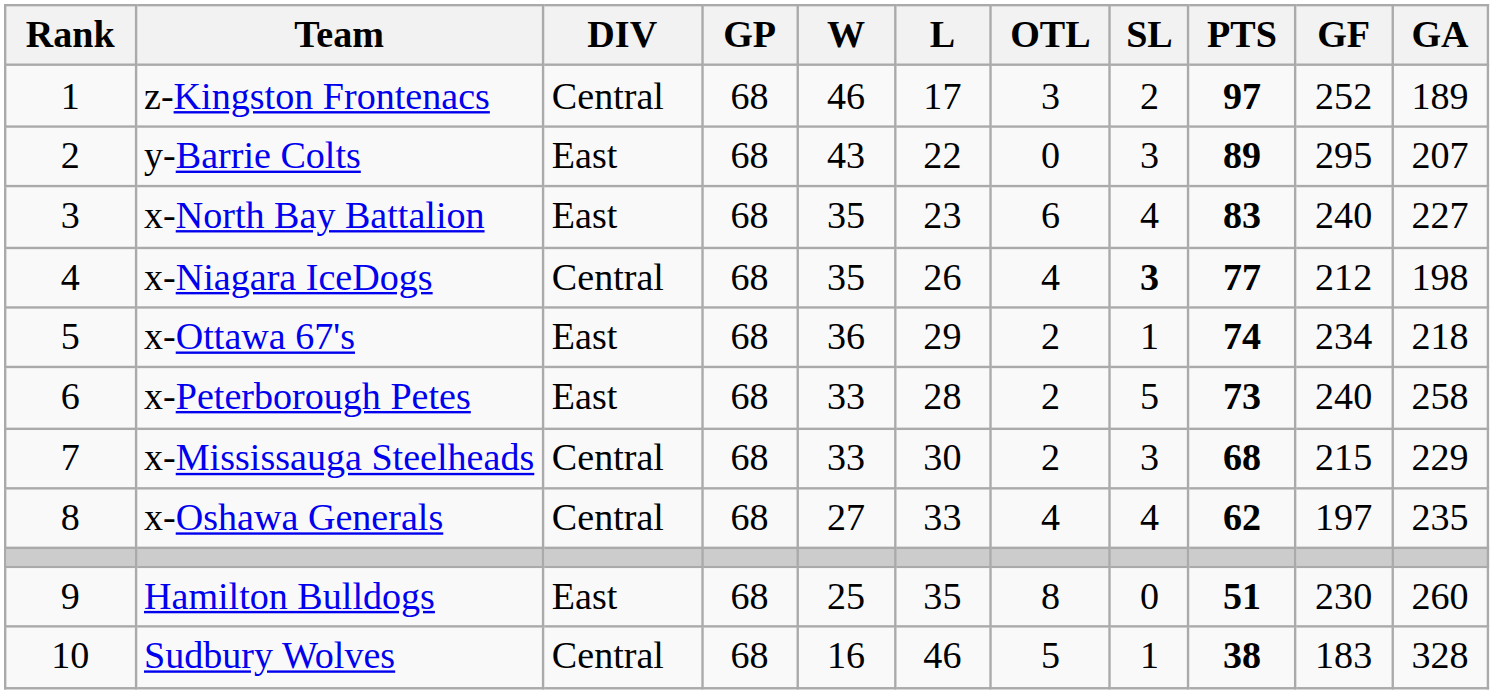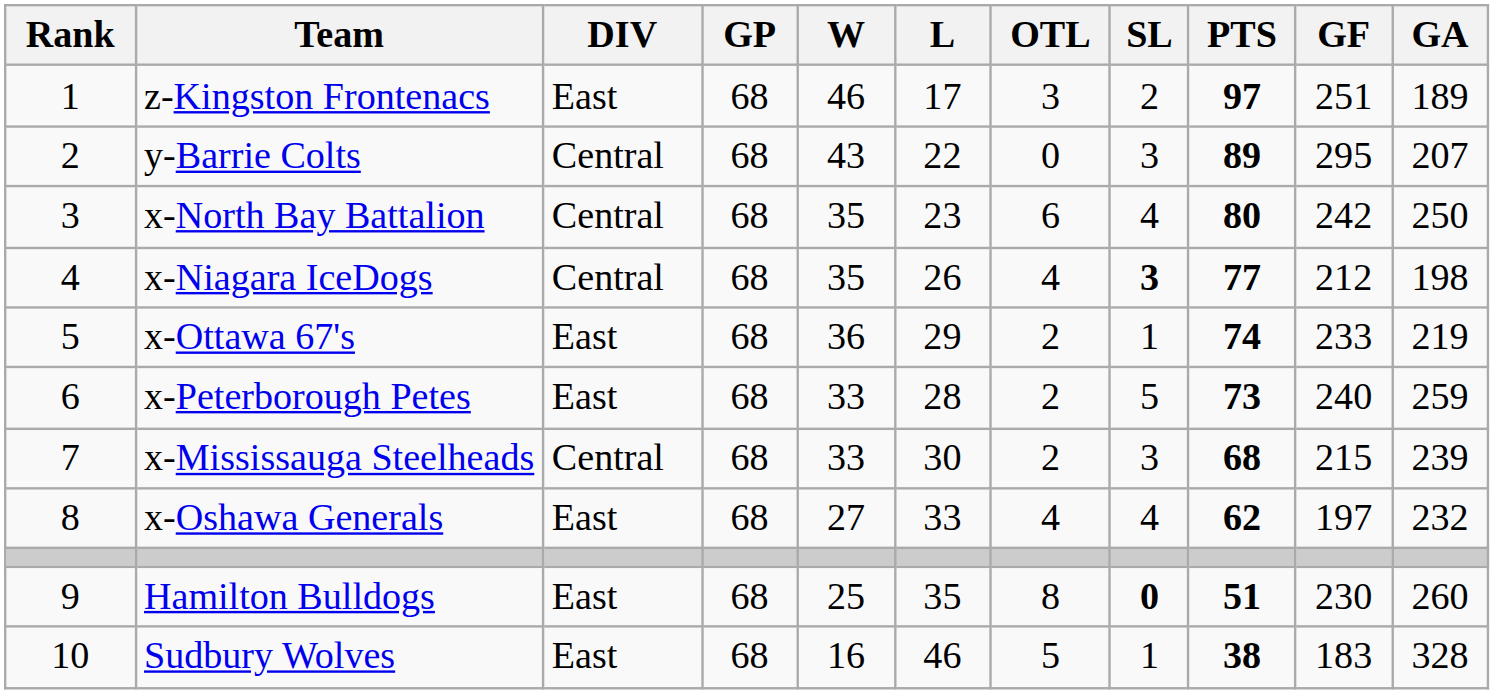(608, 95) Central -> (585, 95) East
(1344, 95) 252 -> (1344, 95) 251
(585, 155) East -> (608, 155) Central
(585, 215) East -> (608, 215) Central
(1242, 215) 83 -> (1242, 215) 80
(1344, 215) 240 -> (1344, 215) 242
(1440, 215) 227 -> (1440, 215) 250
(1344, 336) 234 -> (1344, 336) 233
(1440, 336) 218 -> (1440, 336) 219
(1440, 397) 258 -> (1440, 397) 259
(1440, 457) 229 -> (1440, 457) 239
(608, 517) Central -> (585, 517) East
(1440, 517) 235 -> (1440, 517) 232
(1149, 595) normal -> (1149, 595) bold
(608, 656) Central -> (585, 656) East
